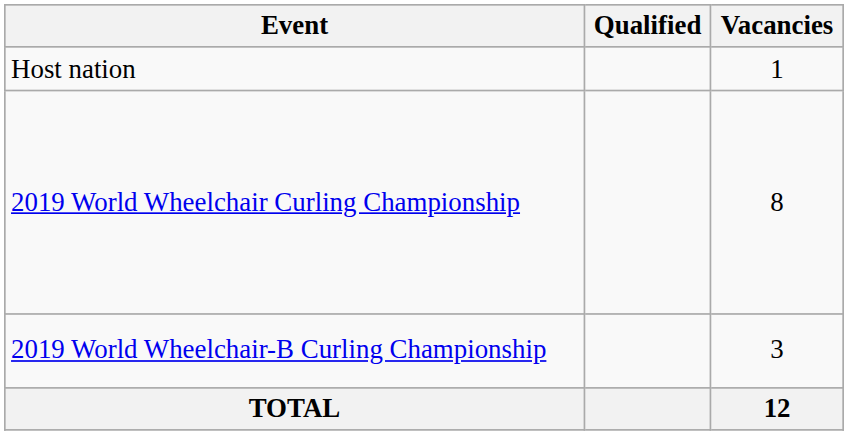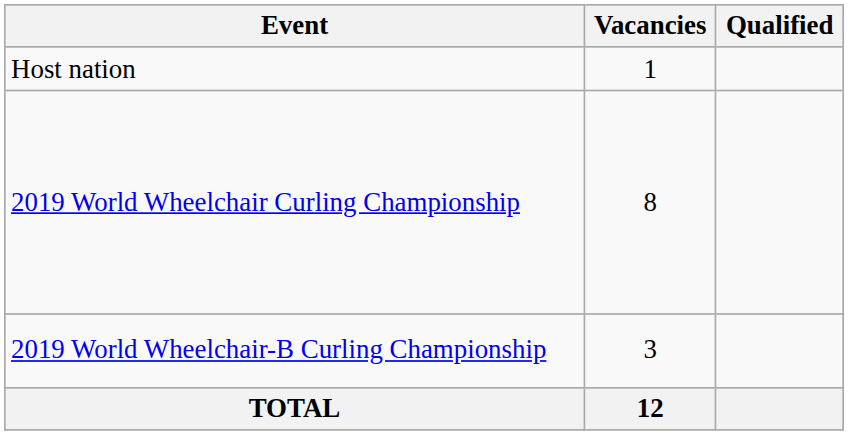columns swapped: (777, 25) <-> (648, 25)
